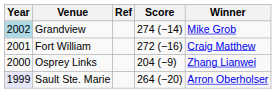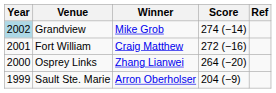columns swapped: (228, 12) <-> (124, 12)
(157, 63) 204 (−9) -> (224, 63) 264 (−20)
(19, 79) lavender background -> (19, 79) no background
(160, 79) 264 (−20) -> (221, 79) 204 (−9)
